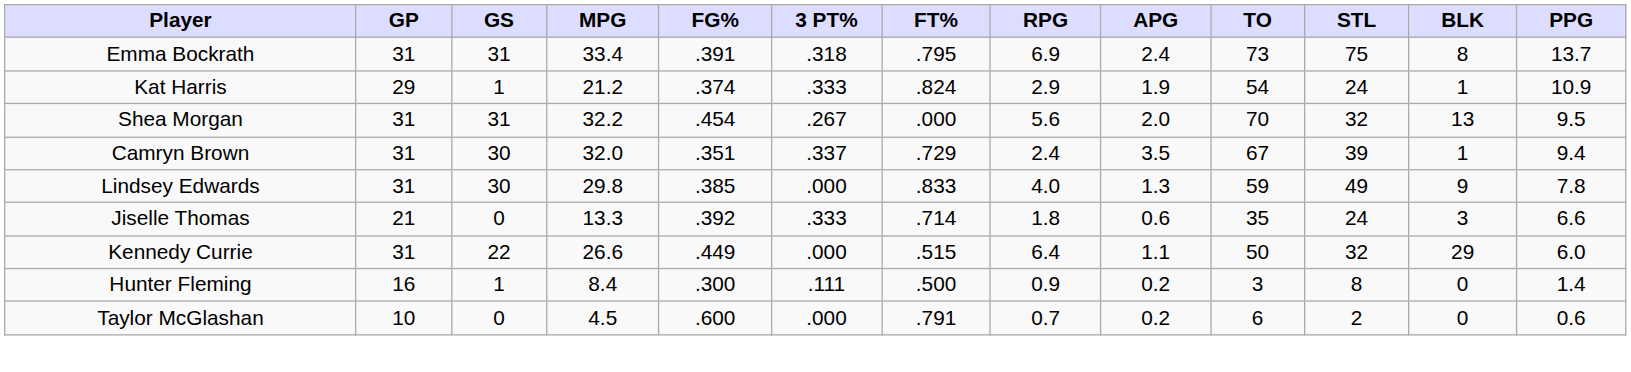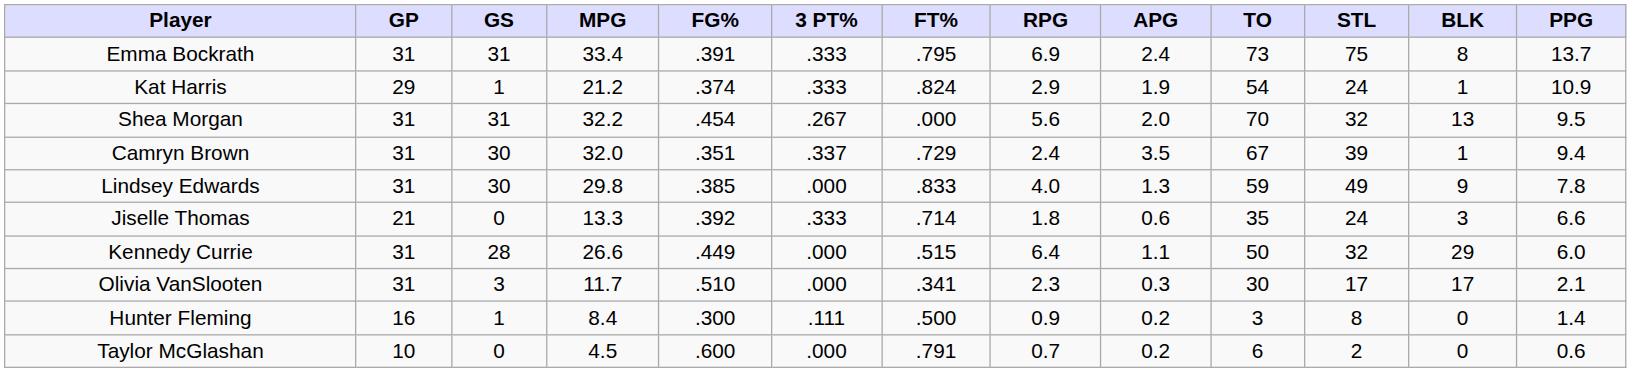(826, 53) .318 -> (826, 53) .333
(499, 251) 22 -> (499, 251) 28
+ row: (180, 284)
